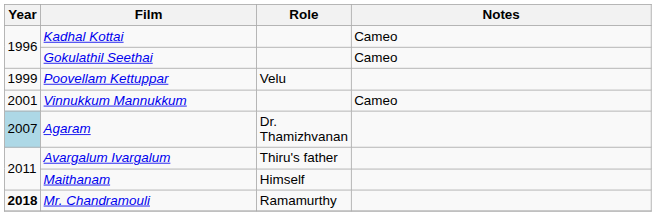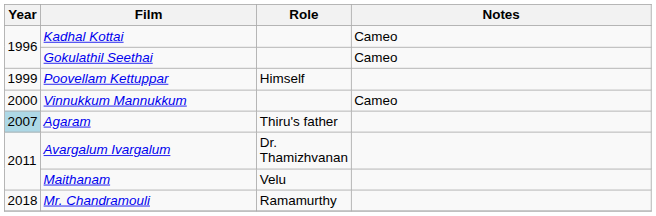(273, 79) Velu -> (282, 79) Himself
(22, 100) 2001 -> (22, 100) 2000
(304, 129) Dr. Thamizhvanan -> (299, 121) Thiru's father
(299, 158) Thiru's father -> (304, 150) Dr. Thamizhvanan
(282, 179) Himself -> (273, 179) Velu
(22, 200) bold -> (22, 200) normal
